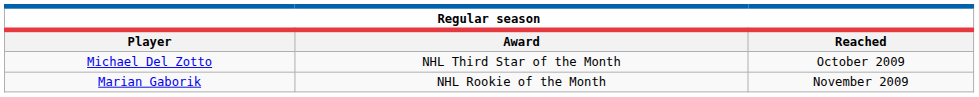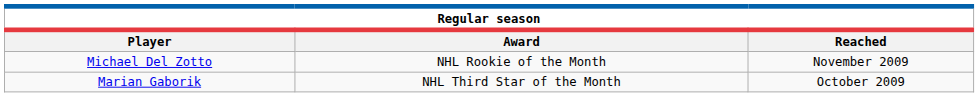(522, 62) NHL Third Star of the Month -> (522, 62) NHL Rookie of the Month
(861, 62) October 2009 -> (861, 62) November 2009
(522, 82) NHL Rookie of the Month -> (522, 82) NHL Third Star of the Month
(861, 82) November 2009 -> (861, 82) October 2009
